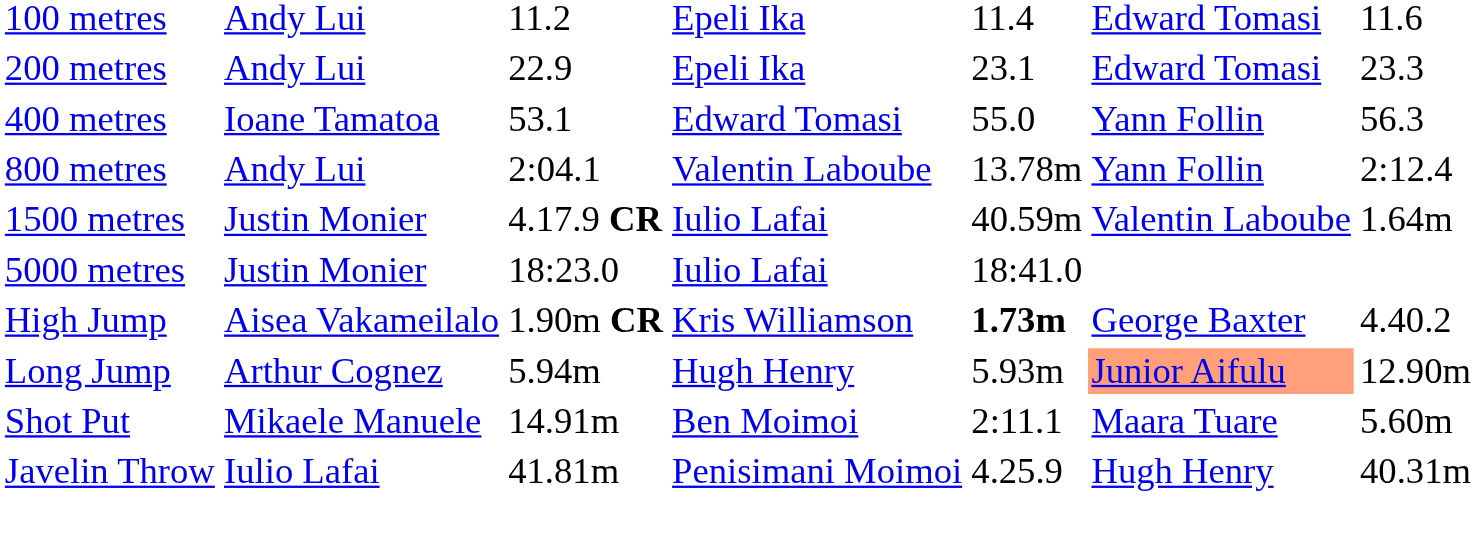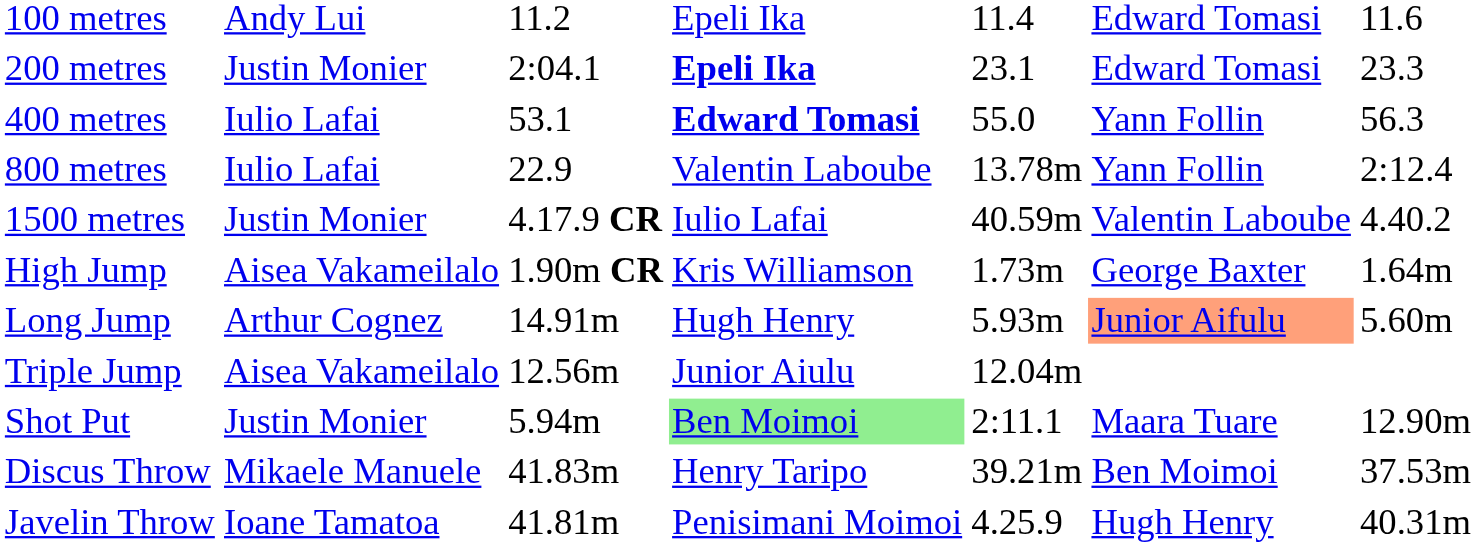(295, 68) Andy Lui -> (325, 68) Justin Monier
(540, 68) 22.9 -> (555, 68) 2:04.1
(739, 68) normal -> (744, 68) bold
(332, 118) Ioane Tamatoa -> (302, 118) Iulio Lafai
(787, 118) normal -> (796, 118) bold
(295, 168) Andy Lui -> (302, 168) Iulio Lafai
(555, 168) 2:04.1 -> (540, 168) 22.9
(1406, 219) 1.64m -> (1406, 219) 4.40.2
- row: (95, 269)
(1019, 320) bold -> (1018, 269) normal
(1406, 320) 4.40.2 -> (1406, 269) 1.64m
(555, 370) 5.94m -> (564, 320) 14.91m
(1416, 370) 12.90m -> (1406, 320) 5.60m
+ row: (93, 370)
(353, 420) Mikaele Manuele -> (325, 420) Justin Monier
(564, 420) 14.91m -> (555, 420) 5.94m
(765, 420) no background -> (765, 420) lightgreen background
(1406, 420) 5.60m -> (1416, 420) 12.90m
+ row: (108, 471)
(302, 471) Iulio Lafai -> (332, 521) Ioane Tamatoa
